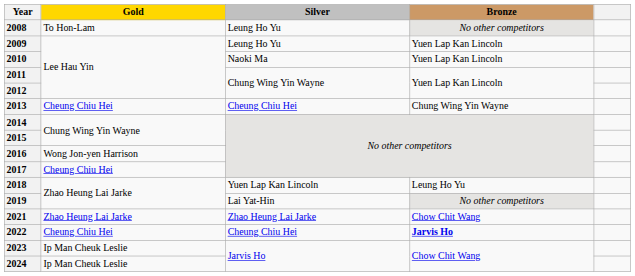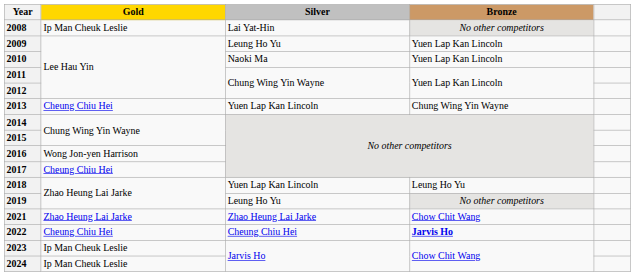(69, 28) To Hon-Lam -> (85, 28) Ip Man Cheuk Leslie
(254, 28) Leung Ho Yu -> (251, 28) Lai Yat-Hin
(262, 106) Cheung Chiu Hei -> (273, 106) Yuen Lap Kan Lincoln
(251, 201) Lai Yat-Hin -> (254, 201) Leung Ho Yu
